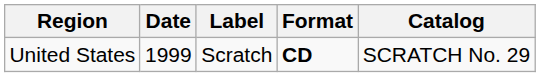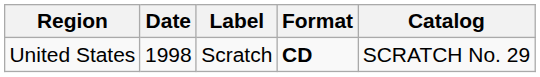(168, 54) 1999 -> (168, 54) 1998
